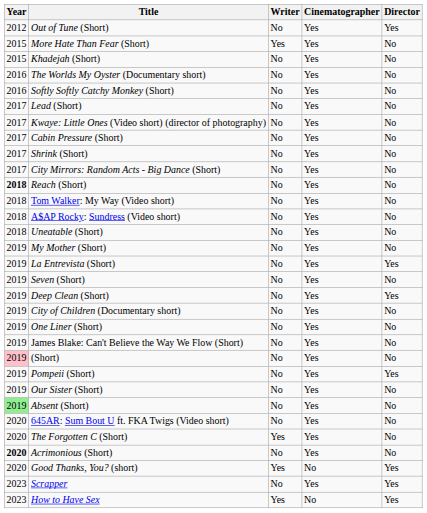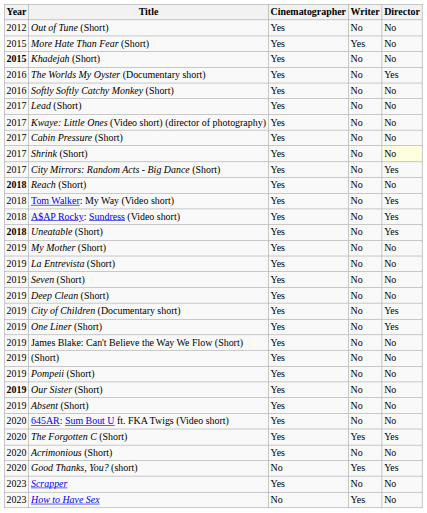columns swapped: (342, 12) <-> (285, 12)
(391, 28) Yes -> (390, 28) No
(17, 59) normal -> (17, 59) bold
(390, 75) No -> (391, 75) Yes
(390, 153) no background -> (390, 153) lightyellow background
(390, 169) No -> (391, 169) Yes
(390, 201) No -> (391, 201) Yes
(390, 216) No -> (391, 216) Yes
(17, 232) normal -> (17, 232) bold
(390, 232) No -> (391, 232) Yes
(391, 264) Yes -> (390, 264) No
(391, 295) Yes -> (390, 295) No
(390, 311) No -> (391, 311) Yes
(390, 327) No -> (391, 327) Yes
(17, 358) pink background -> (17, 358) no background
(391, 374) Yes -> (390, 374) No
(17, 389) normal -> (17, 389) bold
(17, 405) lightgreen background -> (17, 405) no background
(390, 437) No -> (391, 437) Yes
(17, 452) bold -> (17, 452) normal
(391, 484) Yes -> (390, 484) No
(391, 500) Yes -> (390, 500) No
